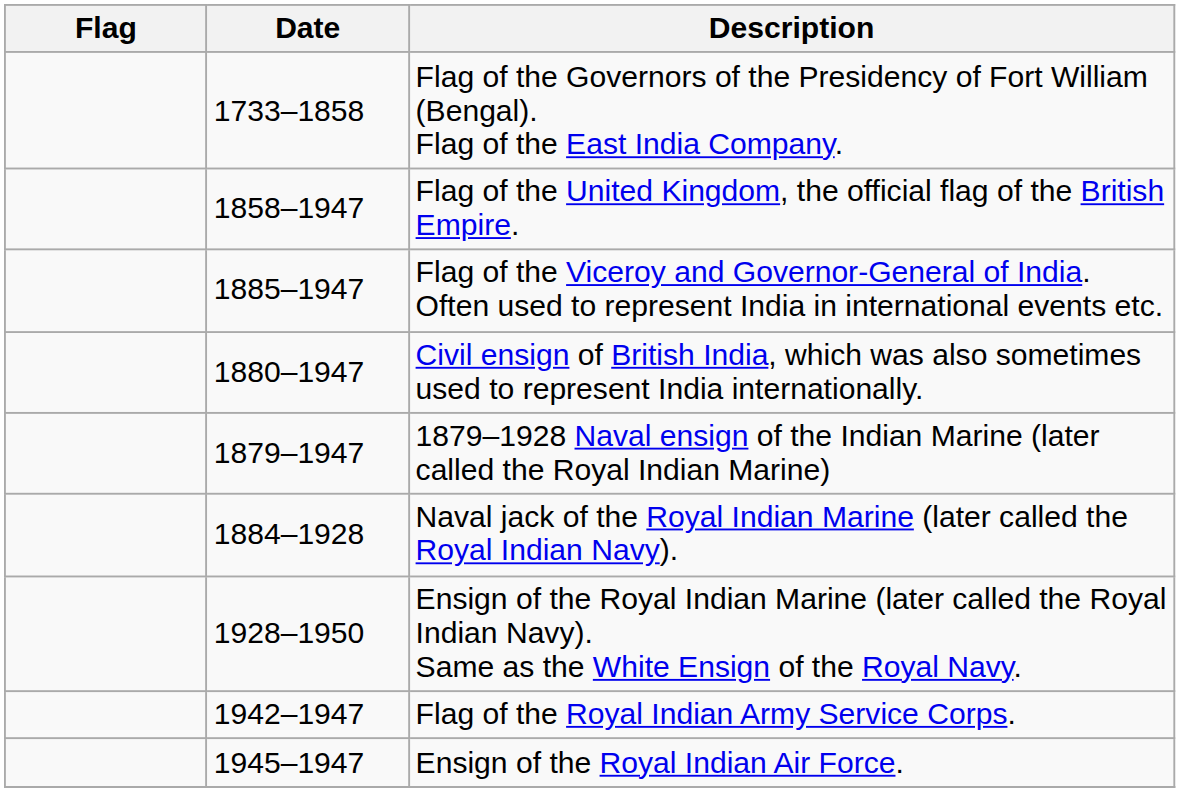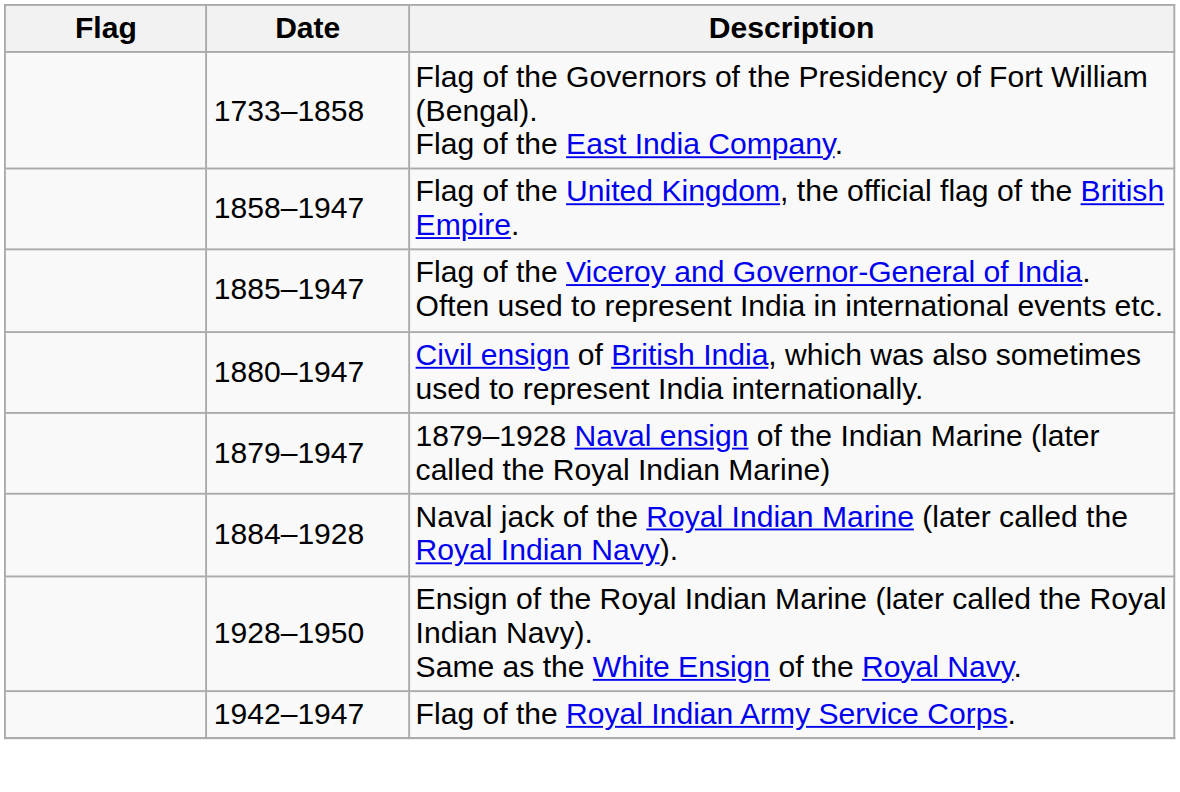- row: (660, 762)
